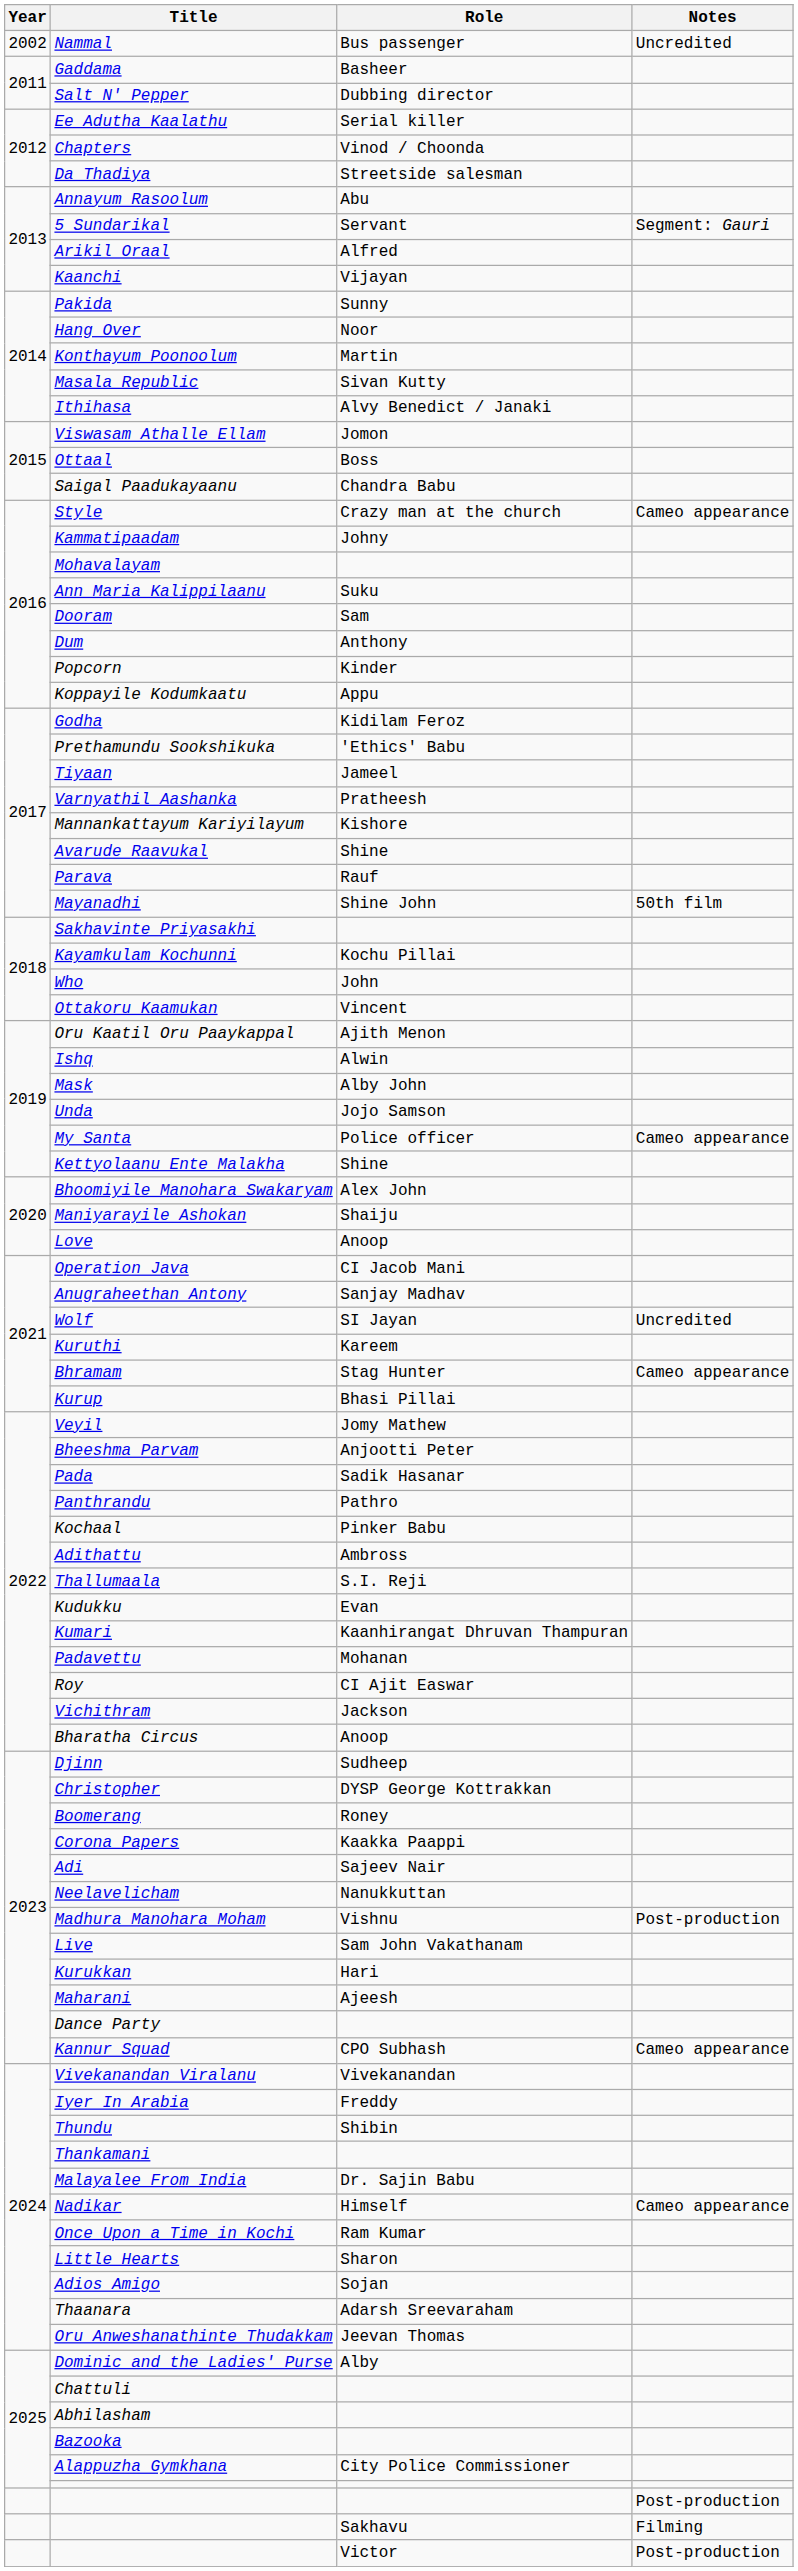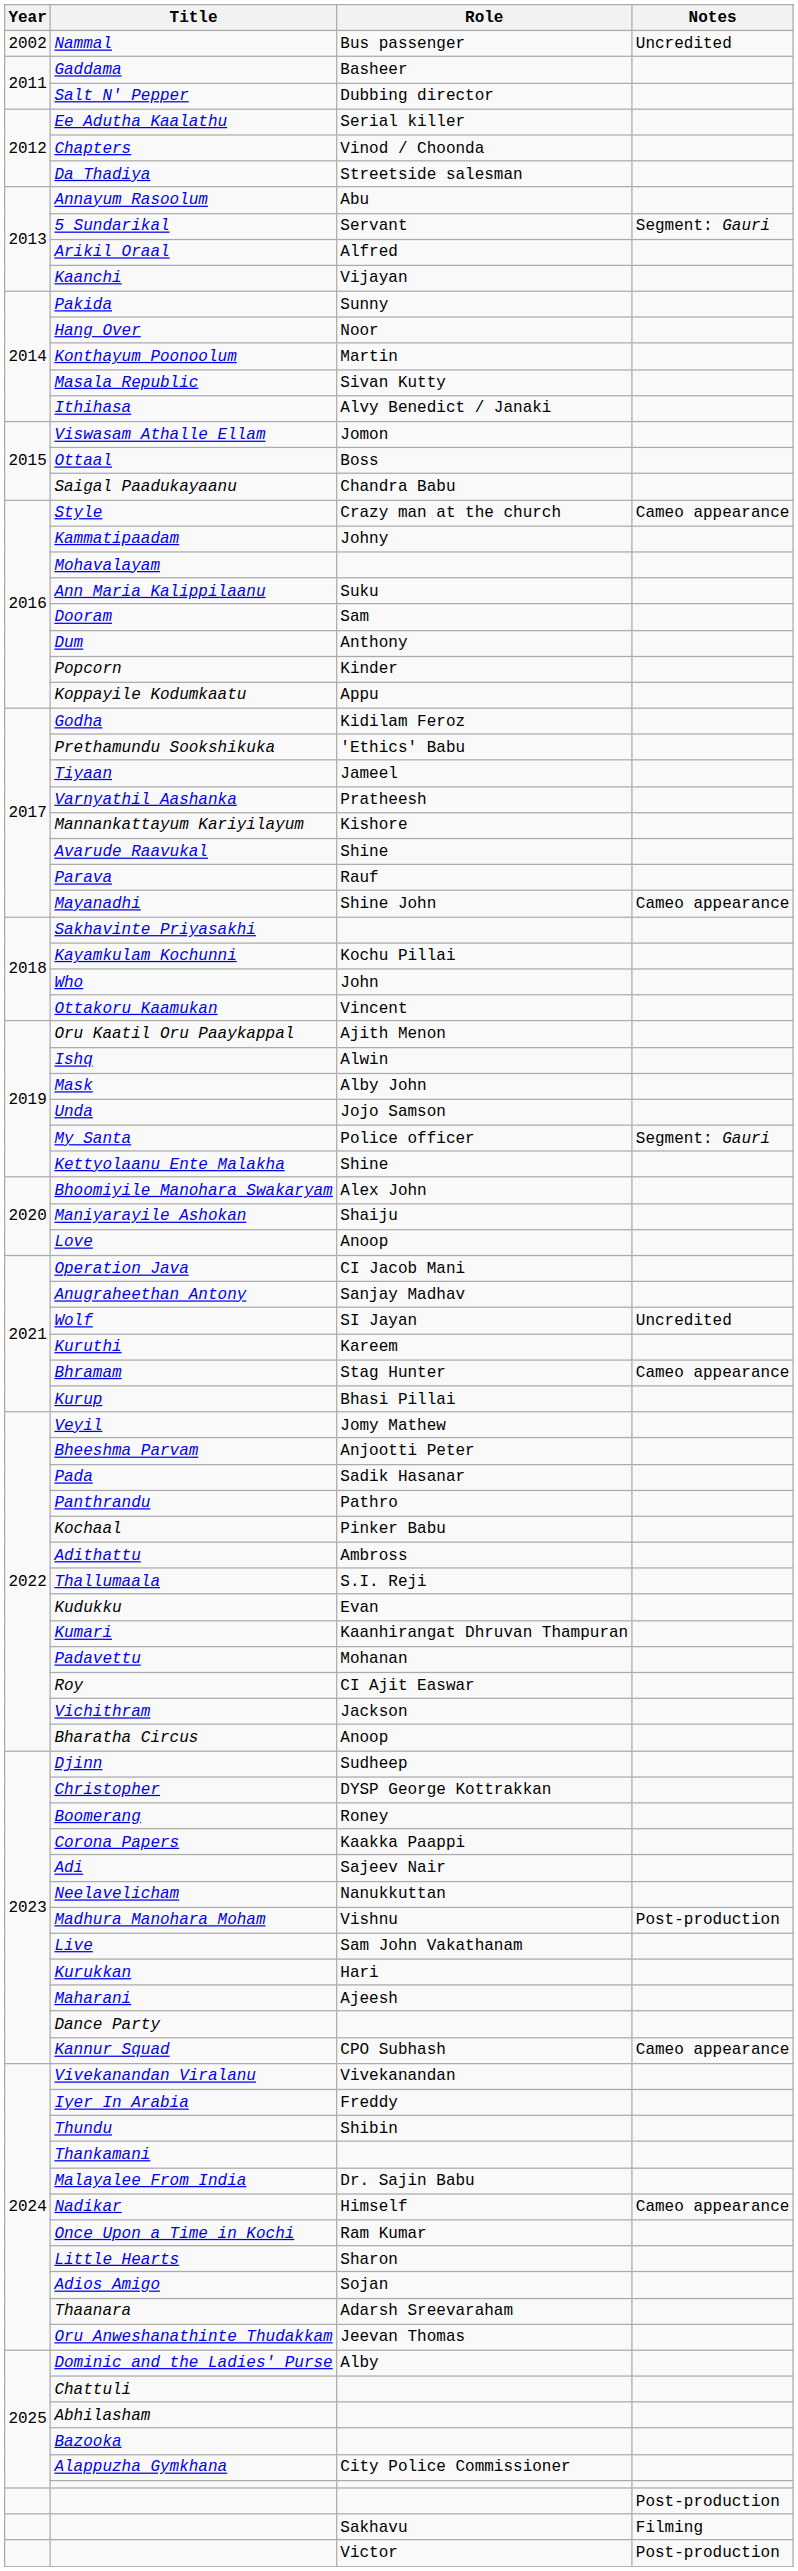(679, 904) 50th film -> (713, 904) Cameo appearance
(713, 1138) Cameo appearance -> (703, 1138) Segment: Gauri
